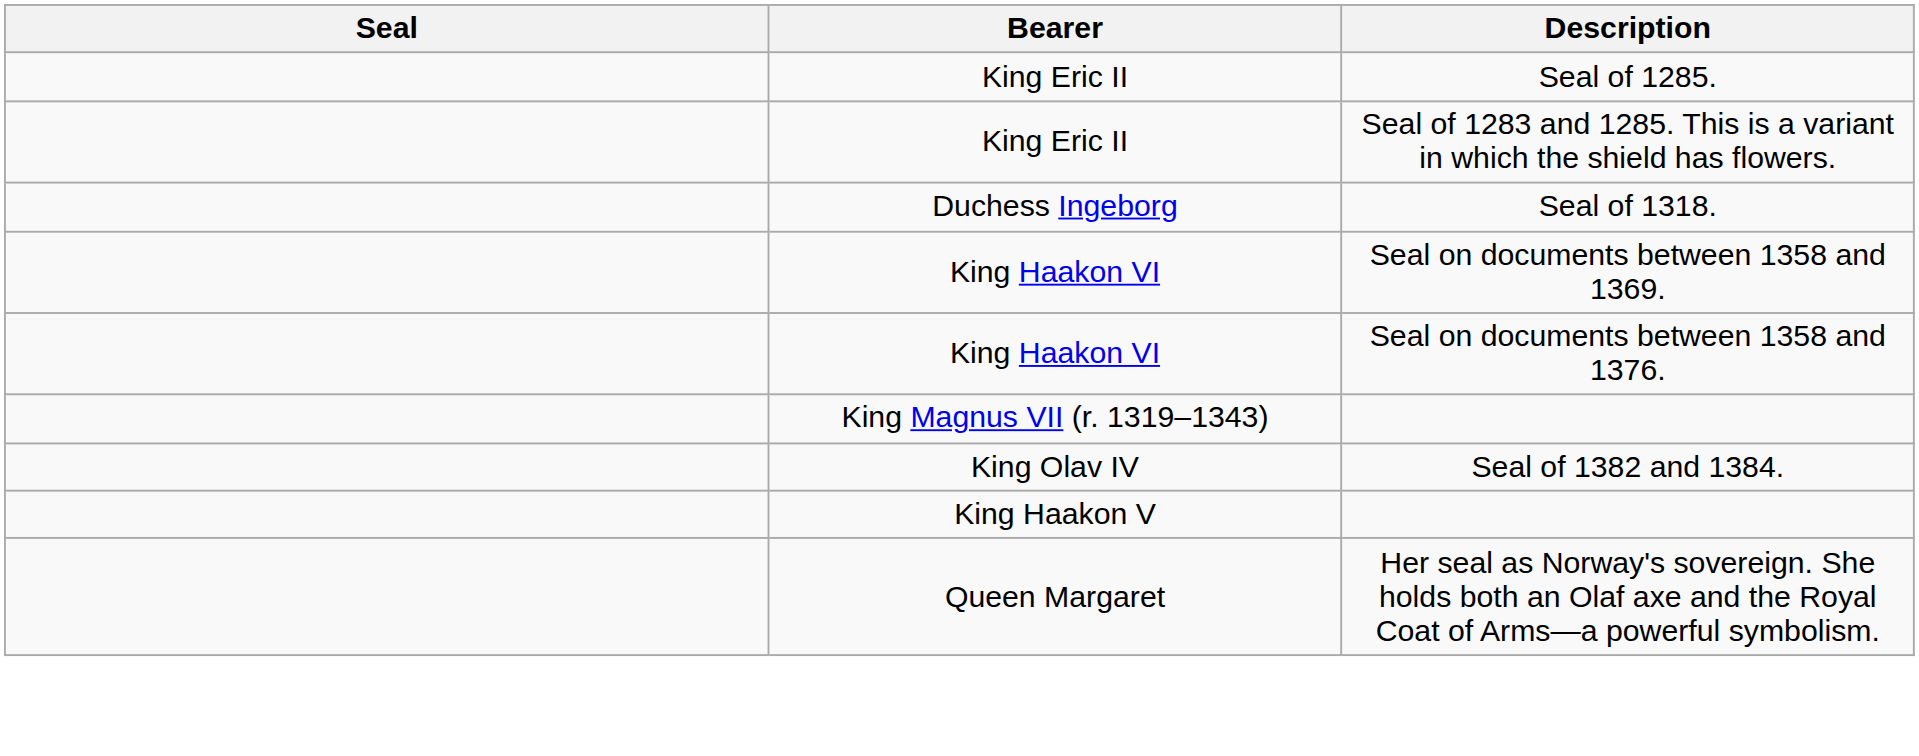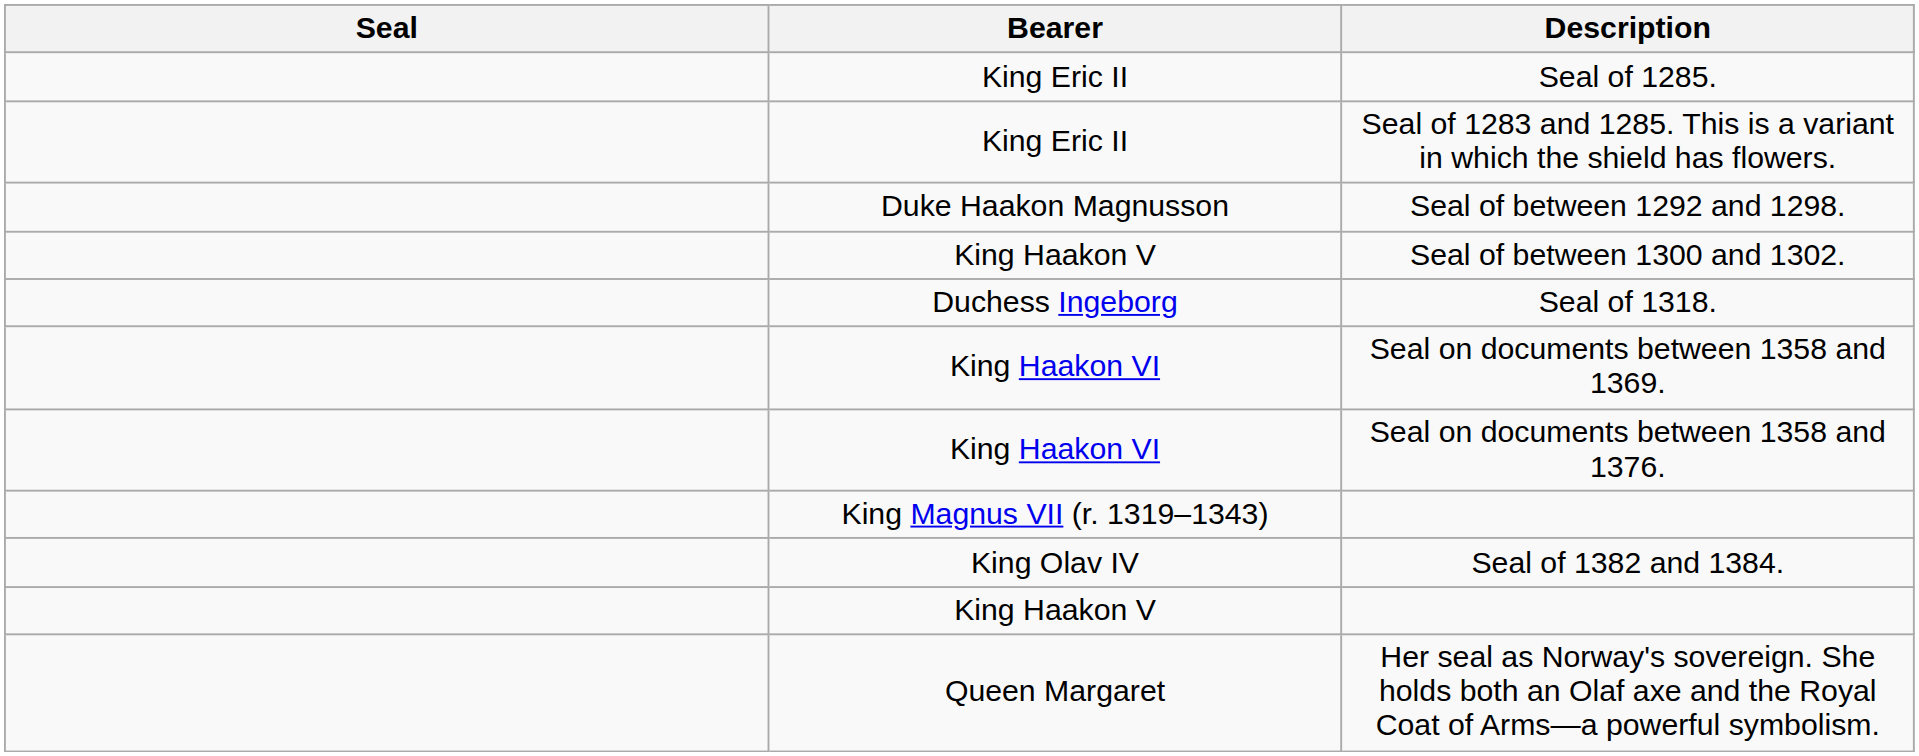+ row: (1055, 206)
+ row: (1055, 254)
